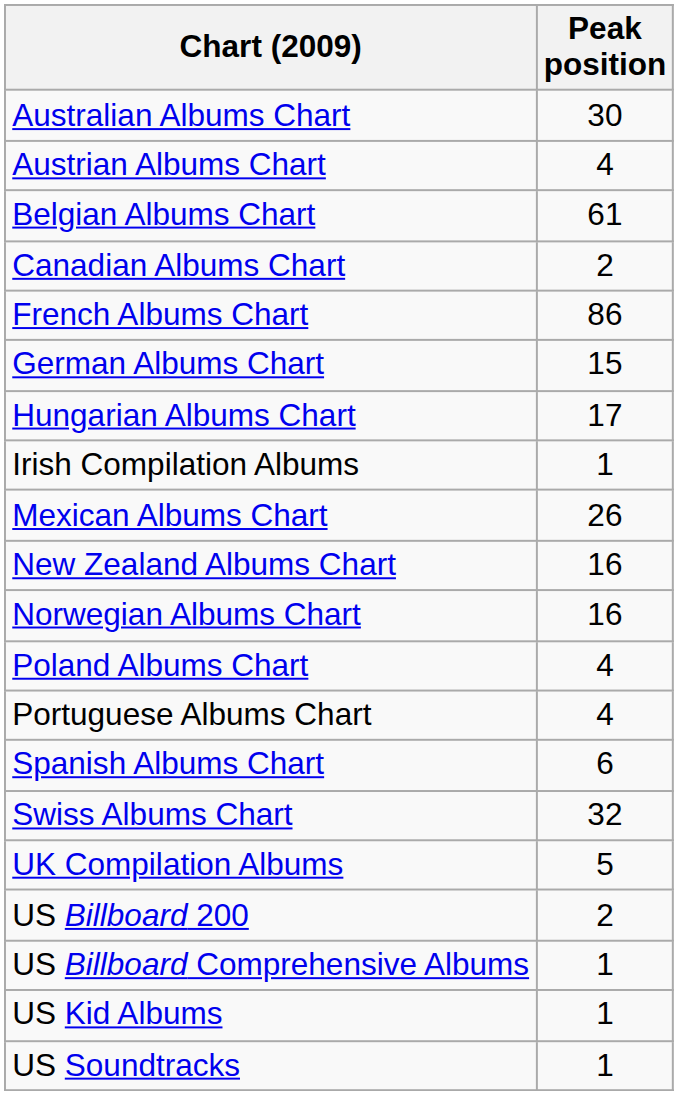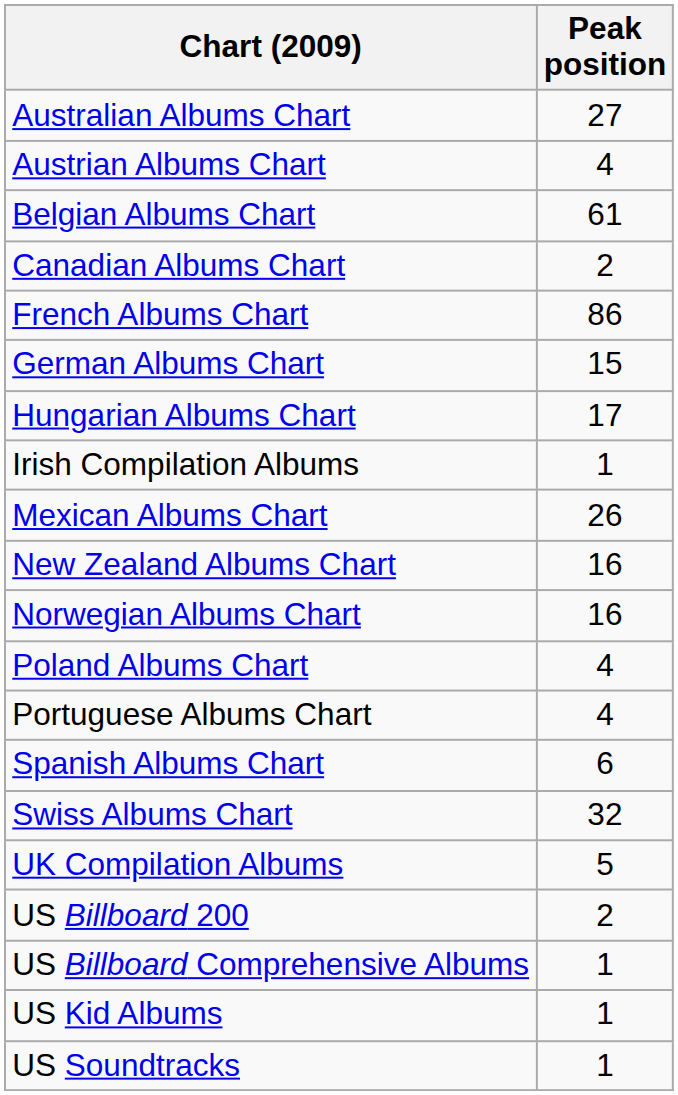(605, 114) 30 -> (605, 114) 27
